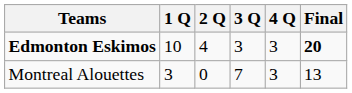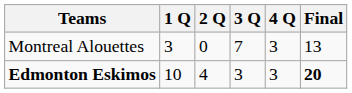rows swapped: (82, 46) <-> (76, 74)
